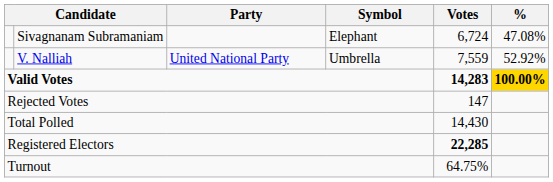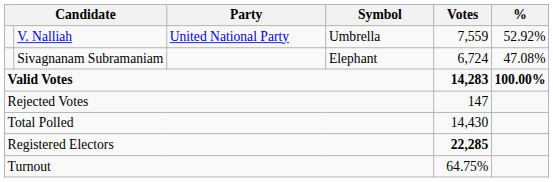rows swapped: (45, 58) <-> (90, 36)
(520, 79) gold background -> (520, 79) no background
